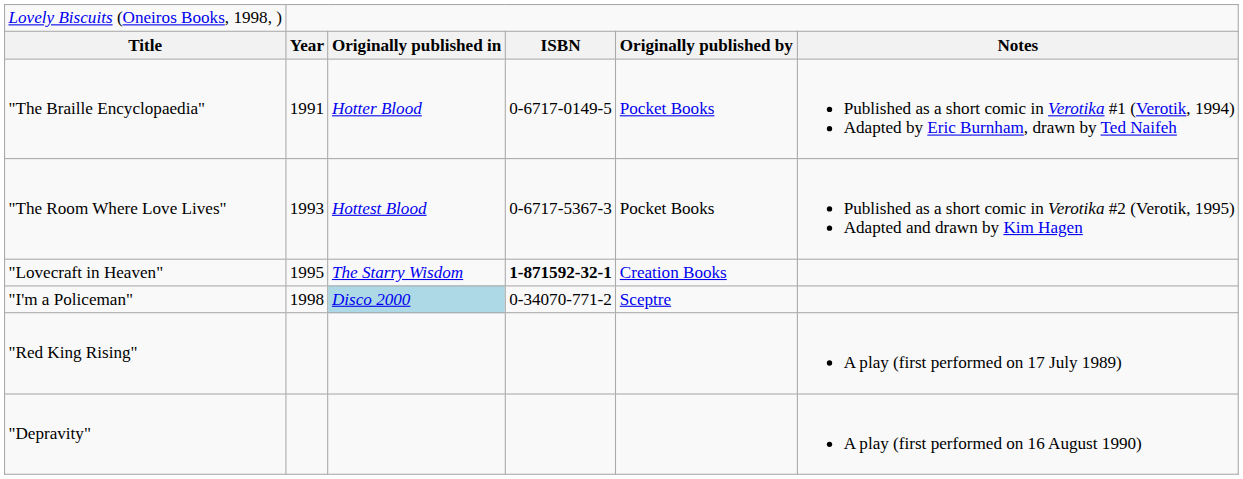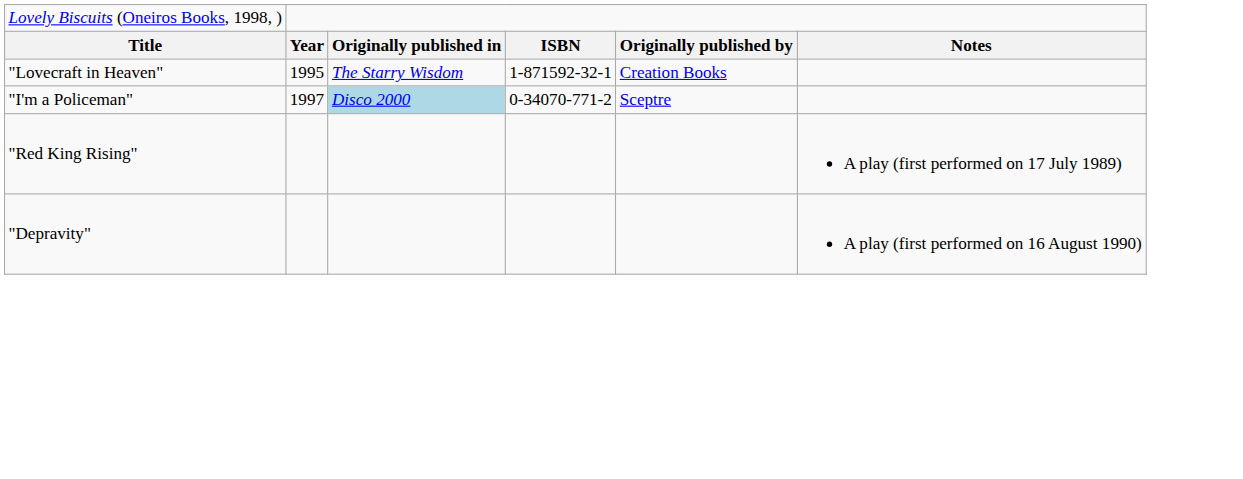- row: (107, 108)
- row: (118, 208)
(561, 272) bold -> (561, 72) normal
(307, 299) 1998 -> (307, 99) 1997
